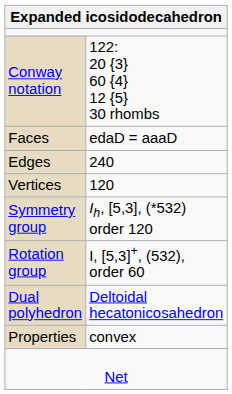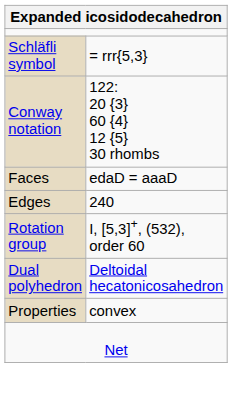+ row: (32, 56)
- row: (35, 185)
- row: (42, 218)
